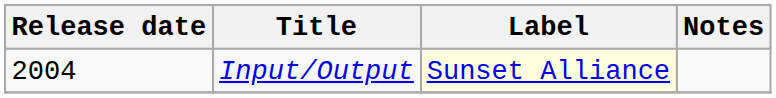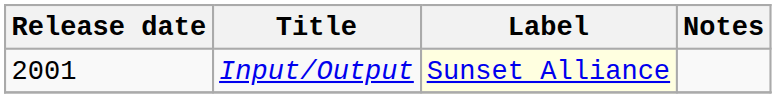(44, 71) 2004 -> (44, 71) 2001
